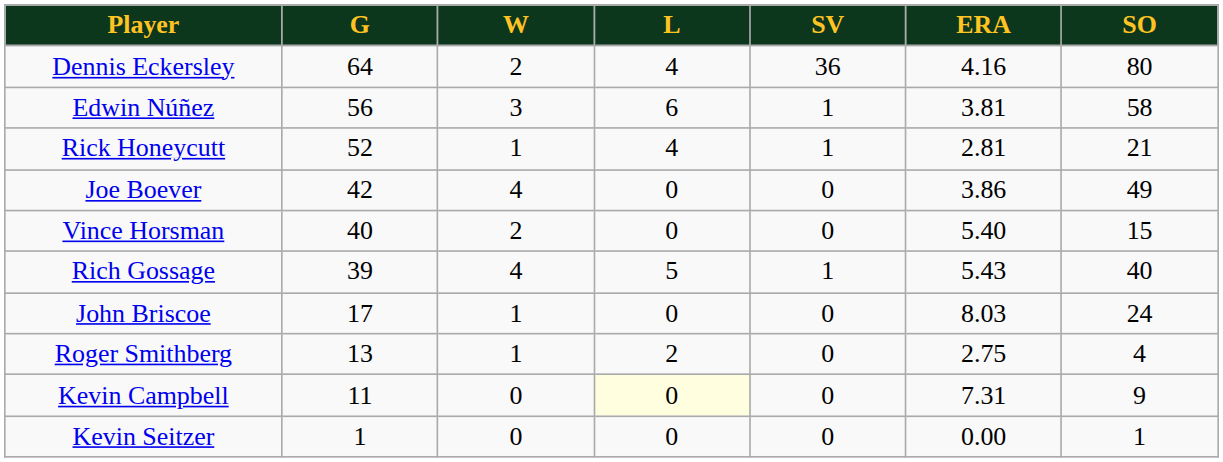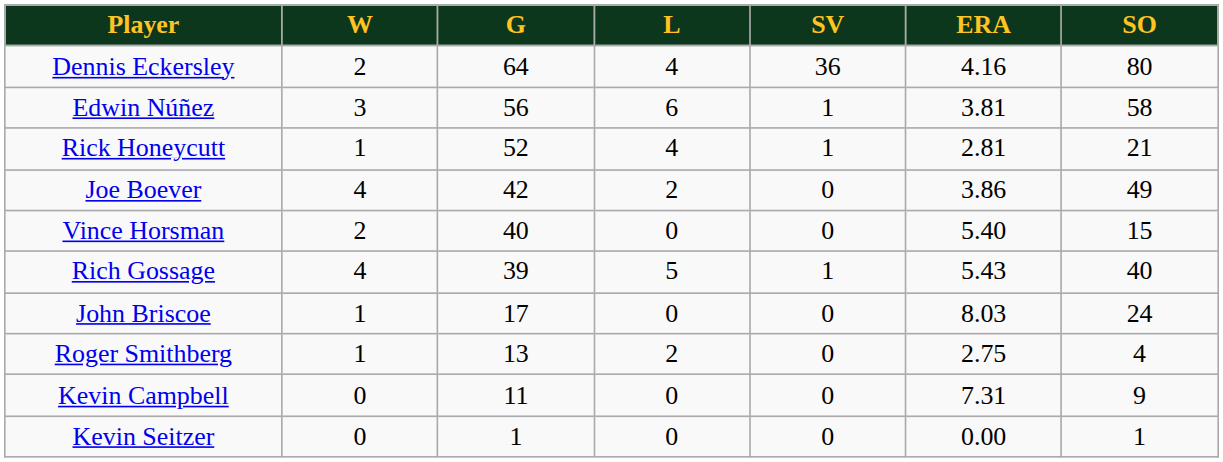columns swapped: (360, 25) <-> (516, 25)
(672, 189) 0 -> (672, 189) 2
(672, 395) lightyellow background -> (672, 395) no background
